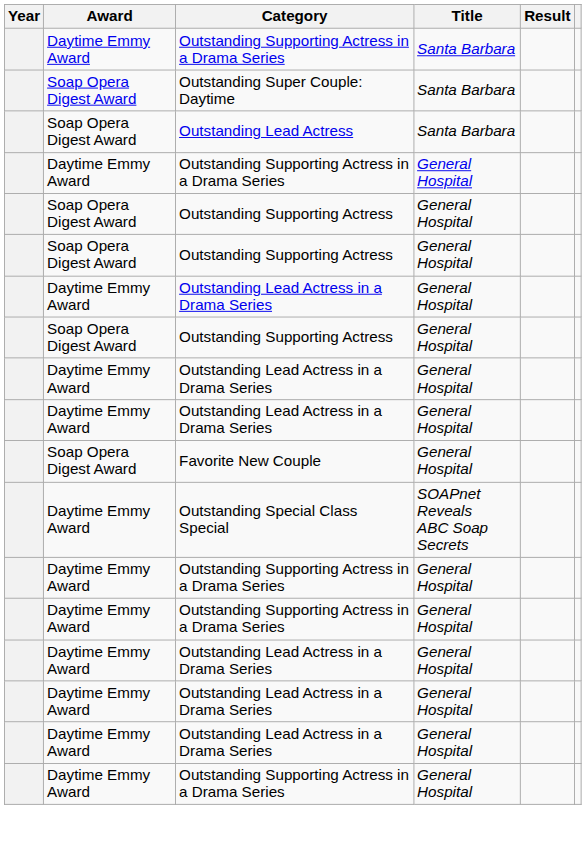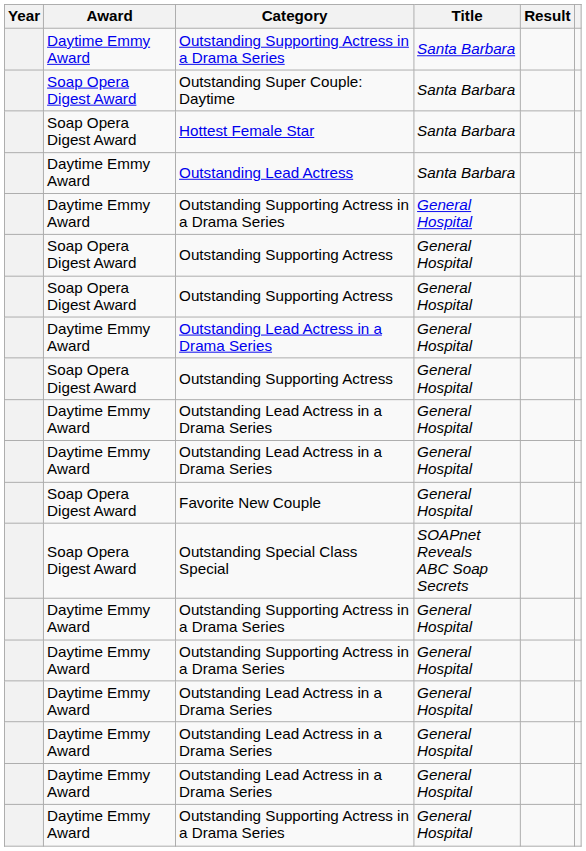+ row: (247, 131)
(92, 131) Soap Opera Digest Award -> (99, 172) Daytime Emmy Award
(99, 519) Daytime Emmy Award -> (92, 560) Soap Opera Digest Award
